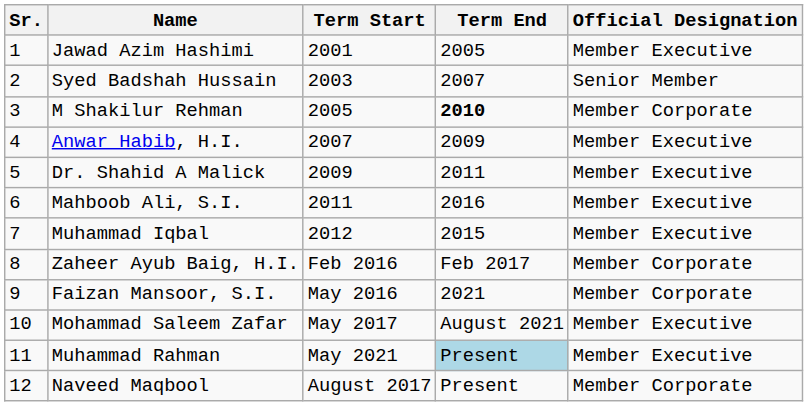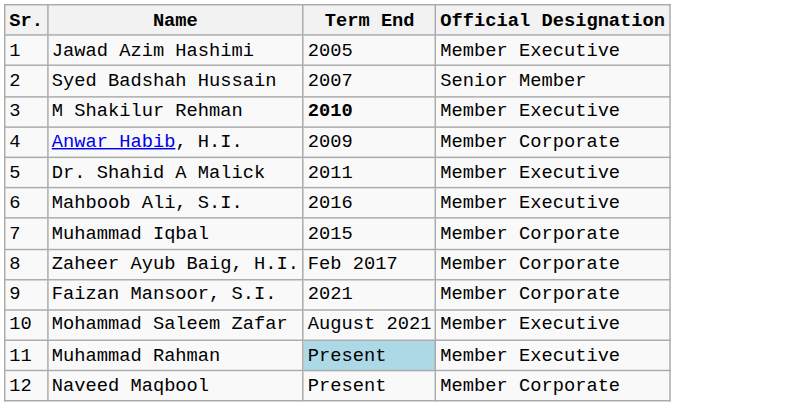- column: (370, 20)
(663, 112) Member Corporate -> (530, 112) Member Executive
(663, 142) Member Executive -> (530, 142) Member Corporate
(663, 234) Member Executive -> (530, 234) Member Corporate
